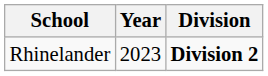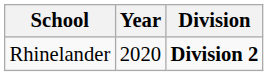(140, 53) 2023 -> (140, 53) 2020
